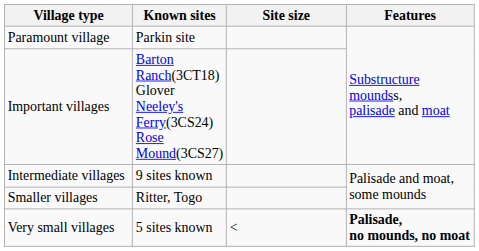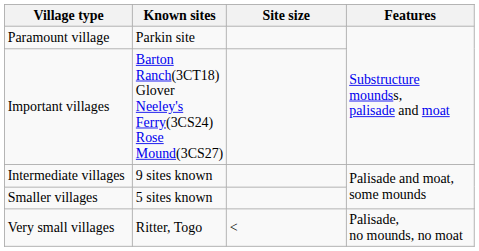(169, 197) Ritter, Togo -> (174, 197) 5 sites known
(174, 227) 5 sites known -> (169, 227) Ritter, Togo
(410, 227) bold -> (406, 227) normal
